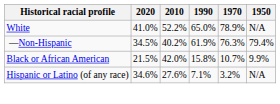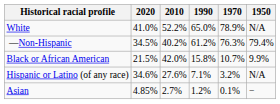(203, 44) 61.9% -> (203, 44) 61.2%
+ row: (18, 91)
